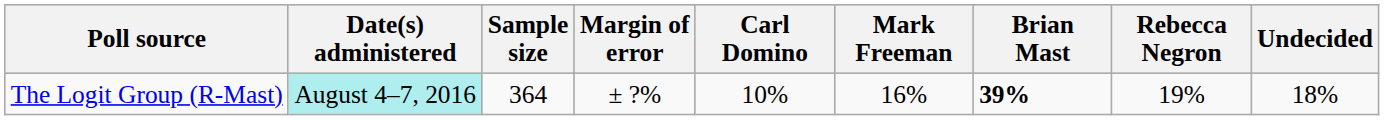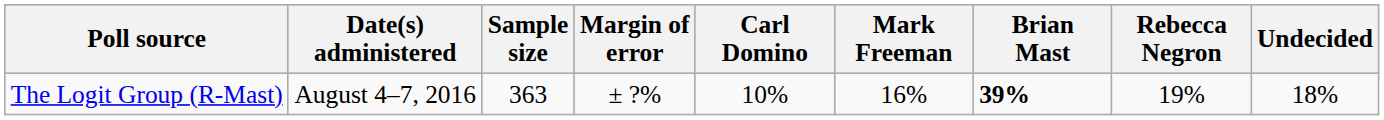(385, 93) paleturquoise background -> (385, 93) no background
(528, 93) 364 -> (528, 93) 363
